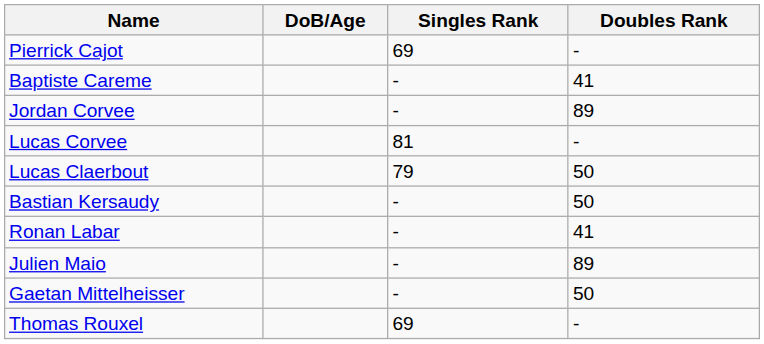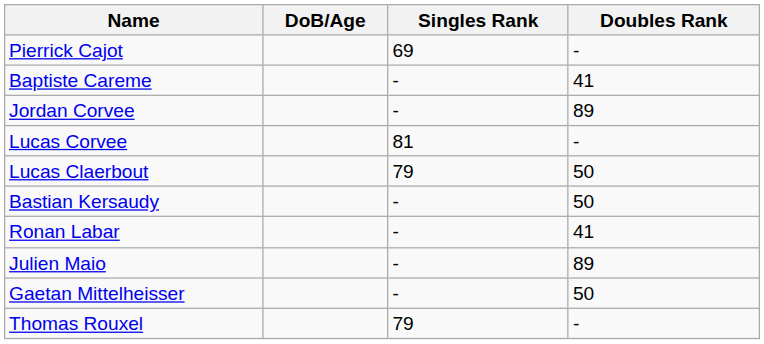(403, 323) 69 -> (403, 323) 79
